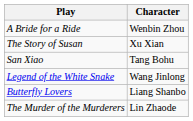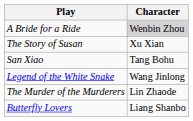(157, 28) no background -> (157, 28) lightgrey background
rows swapped: (39, 92) <-> (66, 108)
